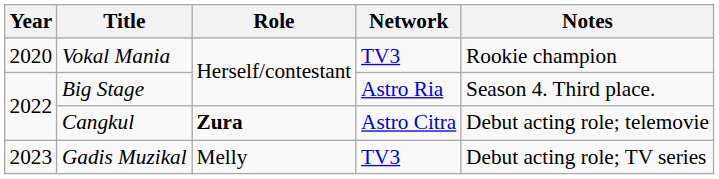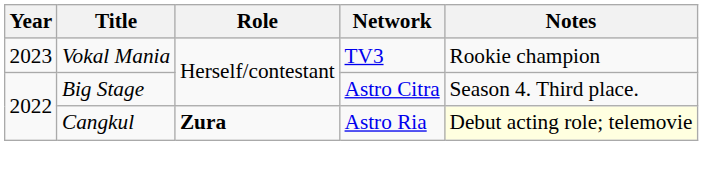(31, 55) 2020 -> (31, 55) 2023
(402, 88) Astro Ria -> (392, 88) Astro Citra
(409, 122) Astro Citra -> (386, 122) Astro Ria
(588, 122) no background -> (571, 122) lightyellow background
- row: (124, 156)
